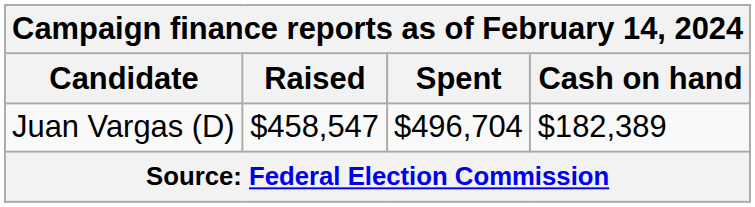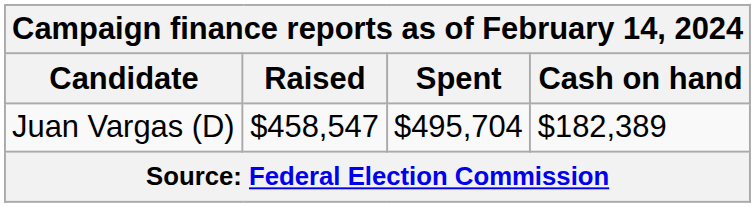(458, 126) $496,704 -> (458, 126) $495,704
